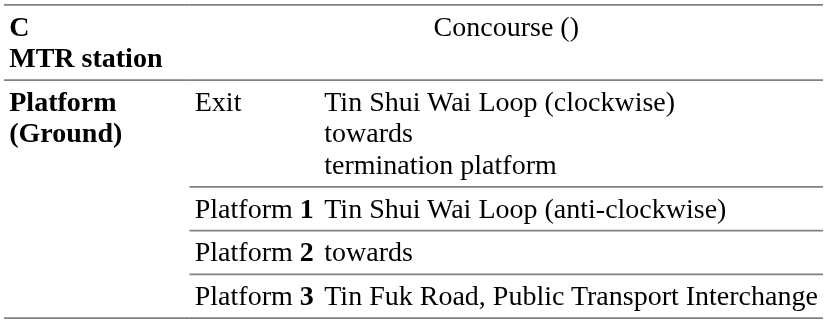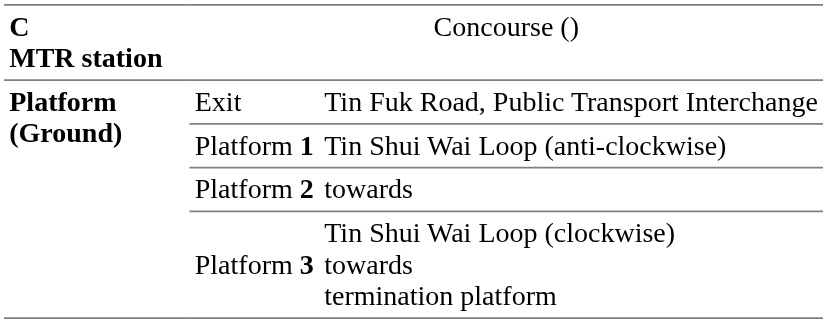(500, 133) Tin Shui Wai Loop (clockwise) towards termination platform -> (571, 101) Tin Fuk Road, Public Transport Interchange
(571, 295) Tin Fuk Road, Public Transport Interchange -> (500, 264) Tin Shui Wai Loop (clockwise) towards termination platform
